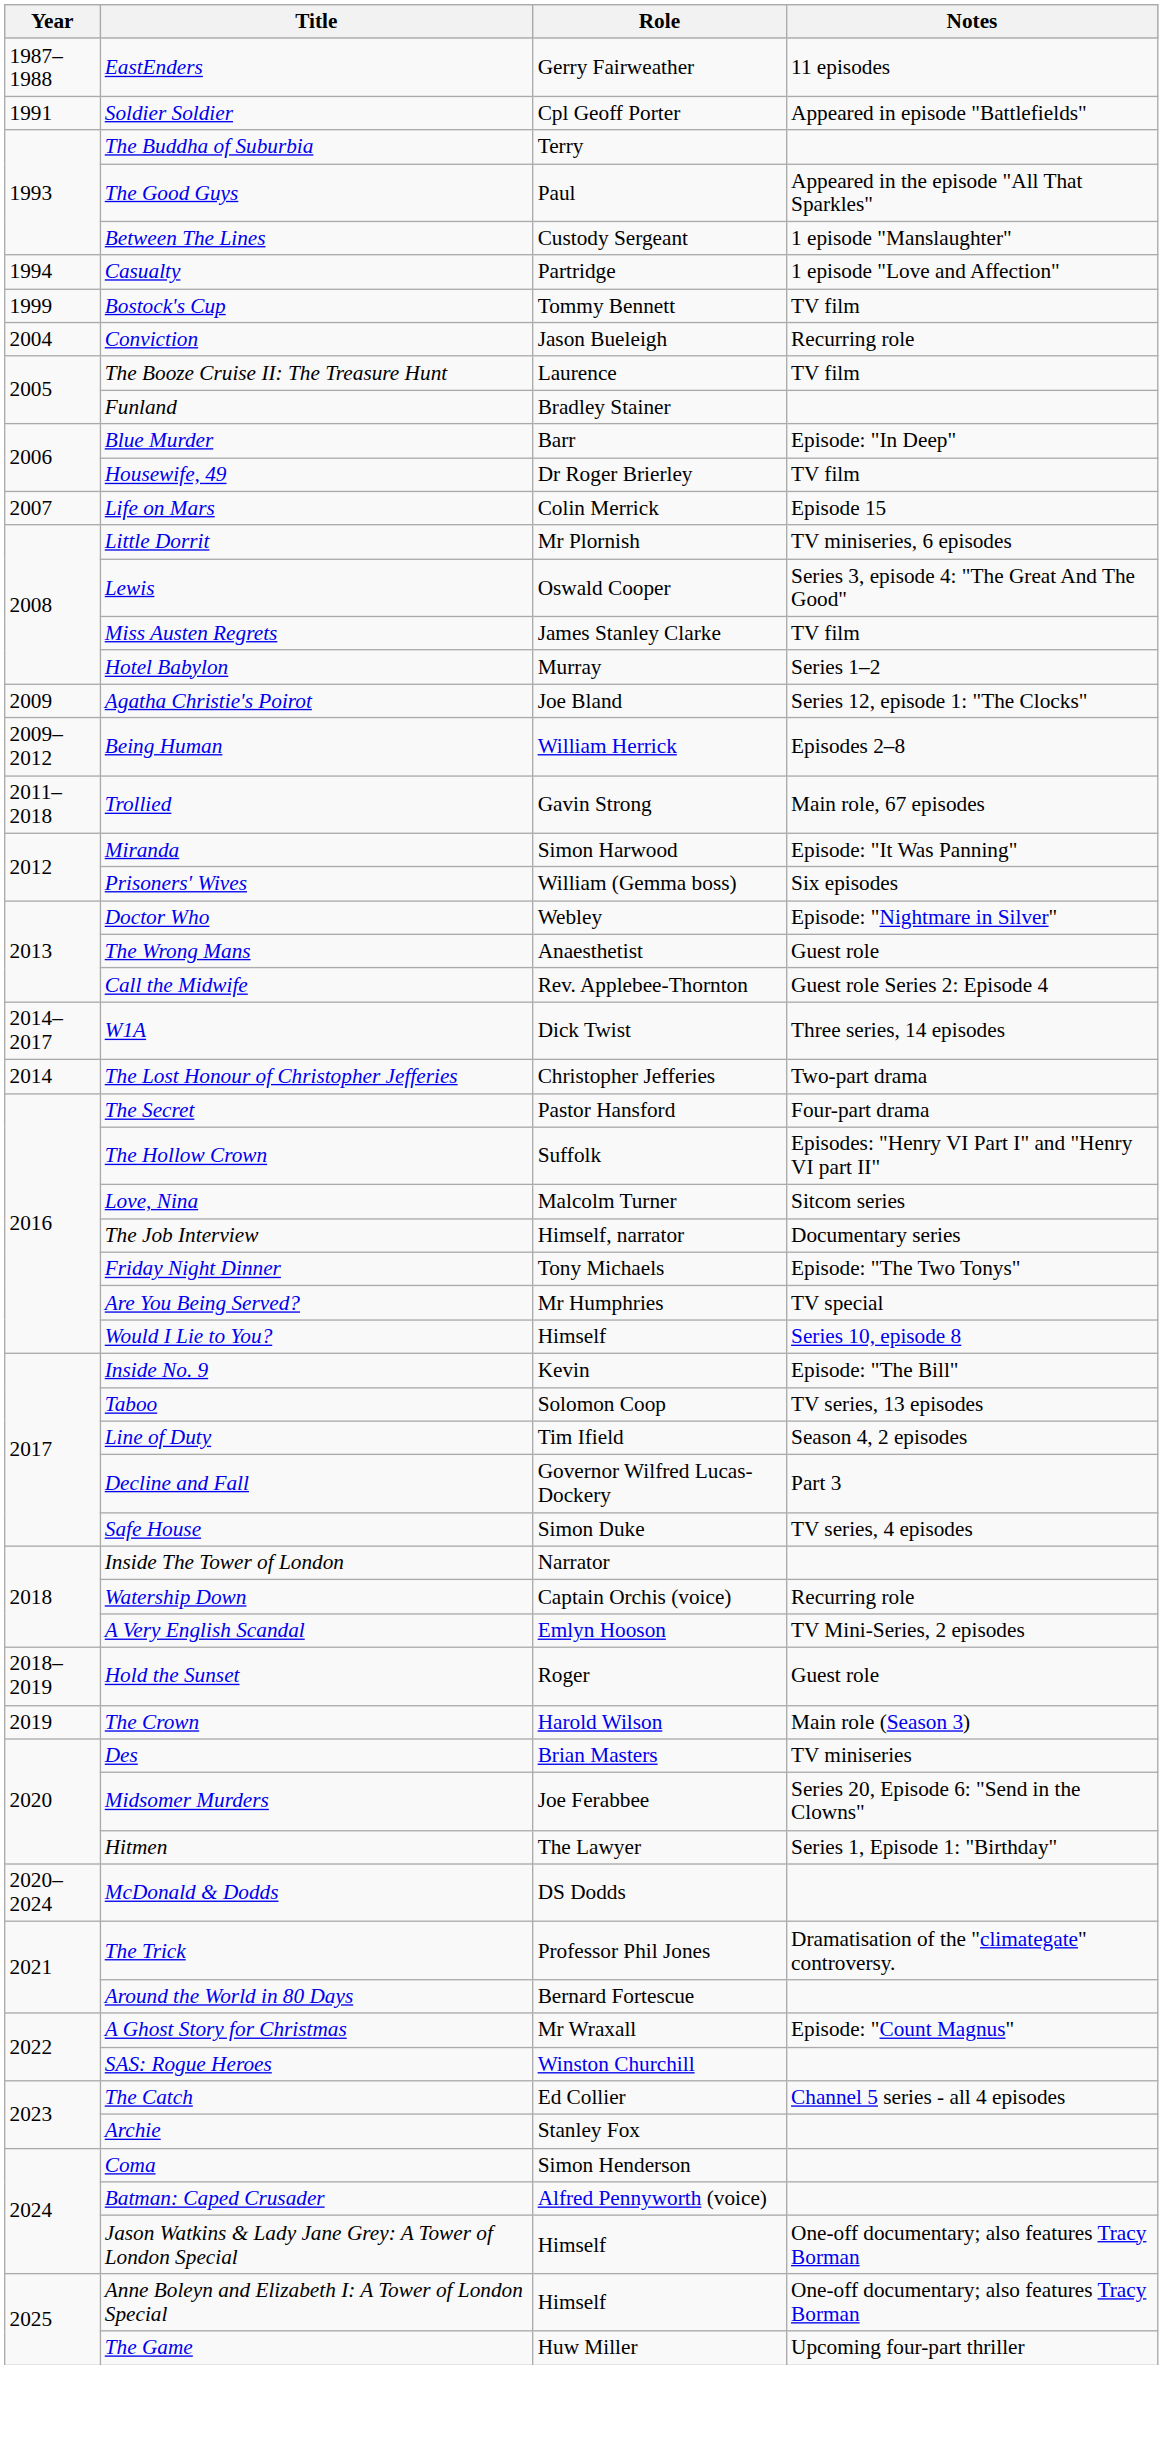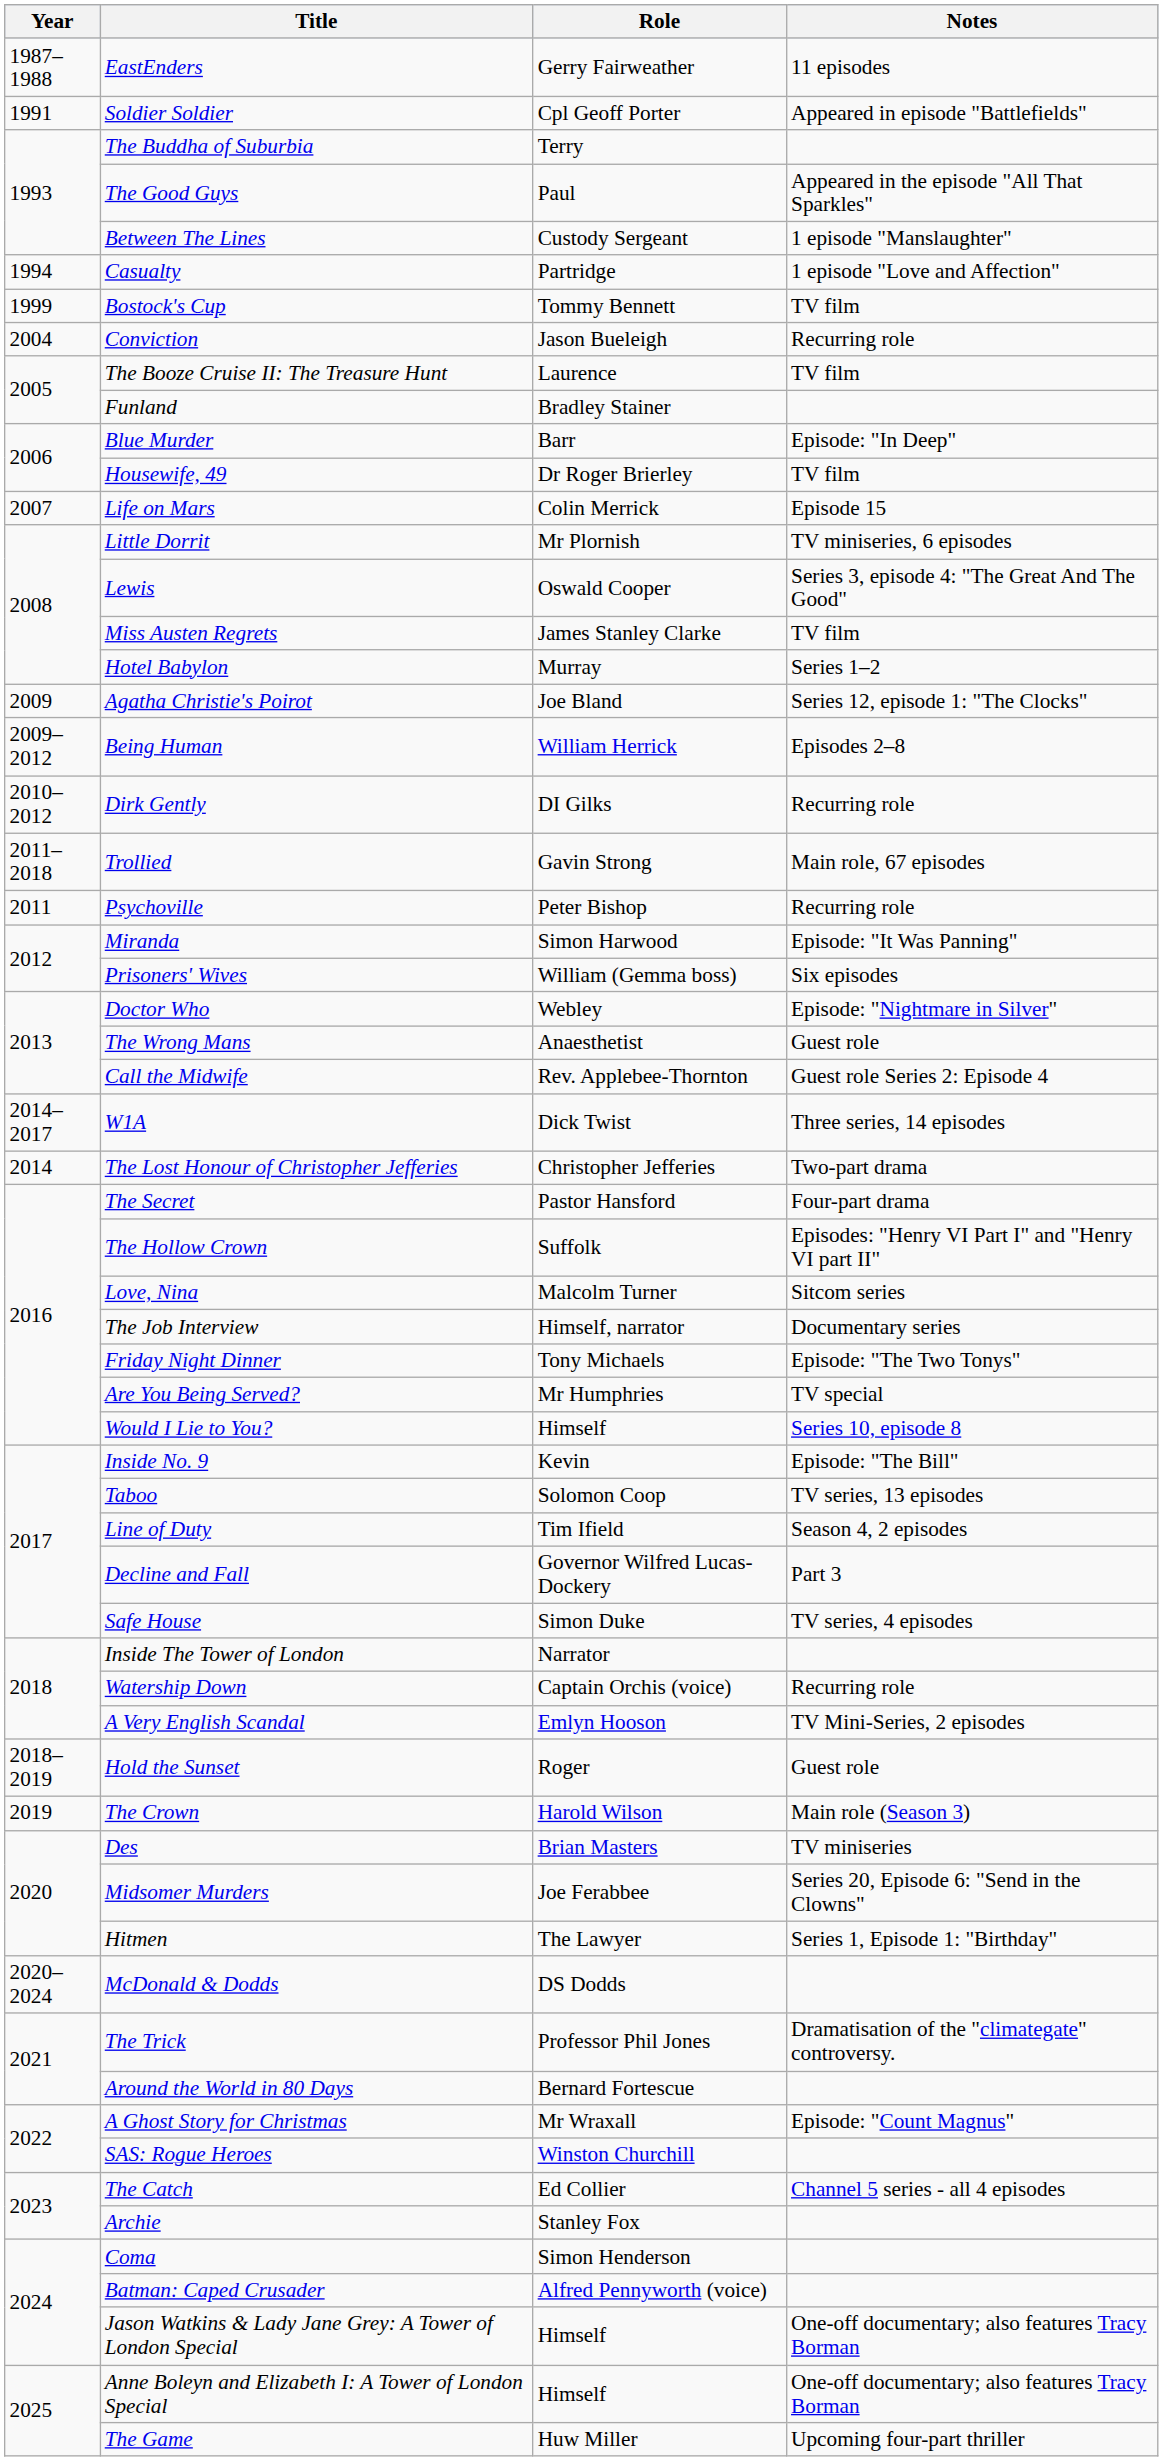+ row: (155, 804)
+ row: (154, 907)
